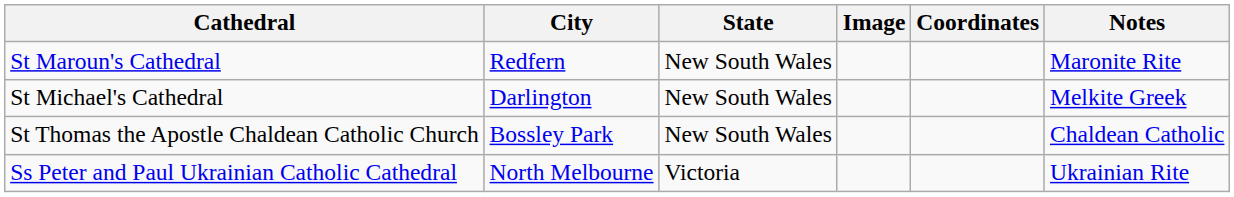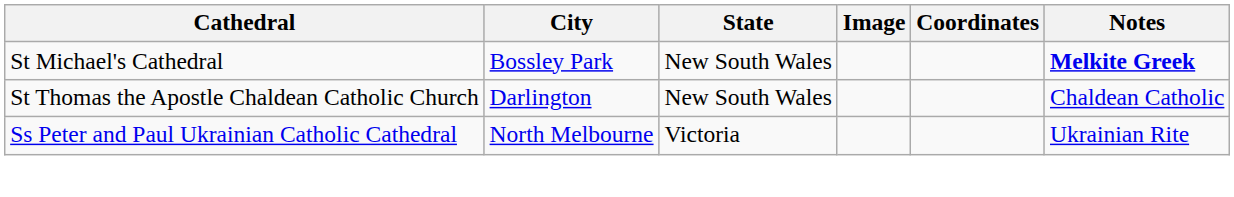- row: (115, 60)
(541, 97) Darlington -> (551, 60) Bossley Park
(1118, 97) normal -> (1123, 60) bold
(551, 135) Bossley Park -> (541, 97) Darlington
